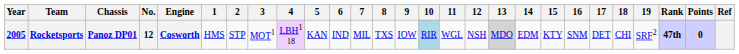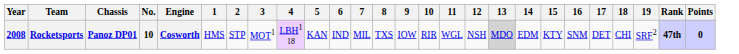- column: (725, 12)
(16, 35) 2005 -> (16, 35) 2008
(149, 35) 12 -> (149, 35) 10
(429, 35) lightblue background -> (429, 35) no background
